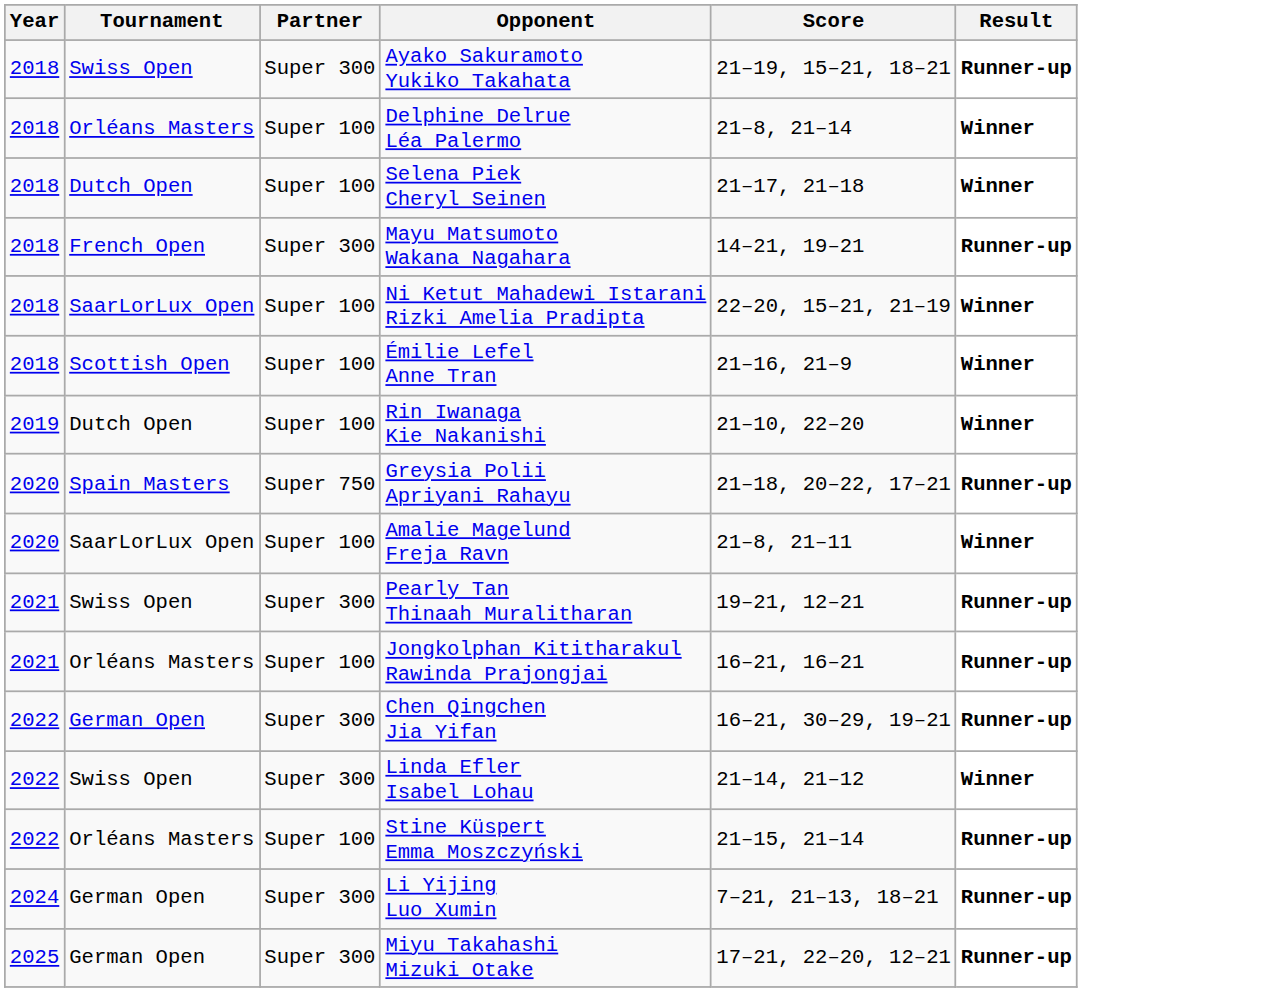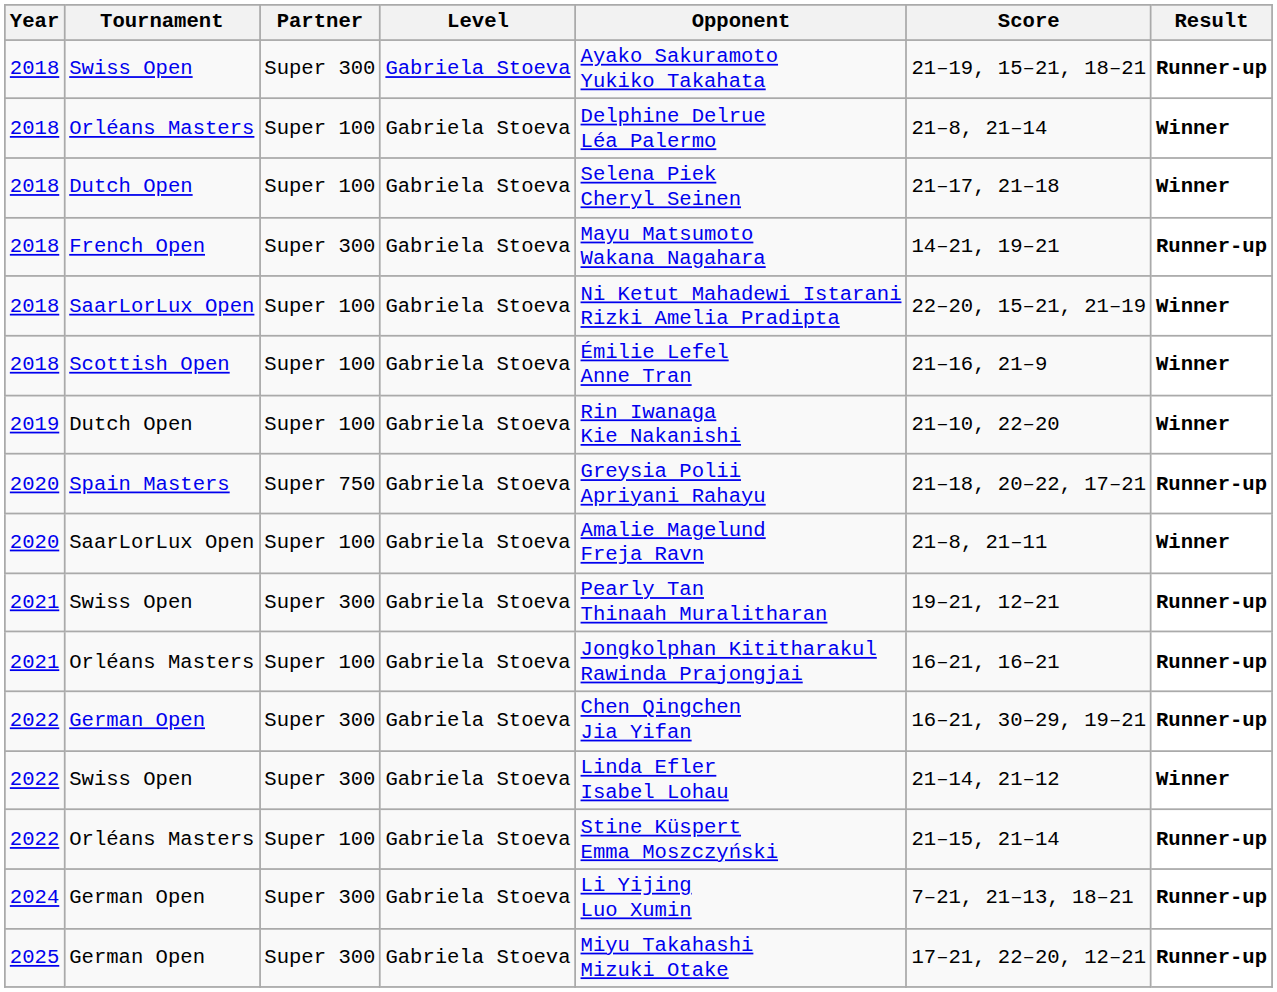+ column: (478, 22)
